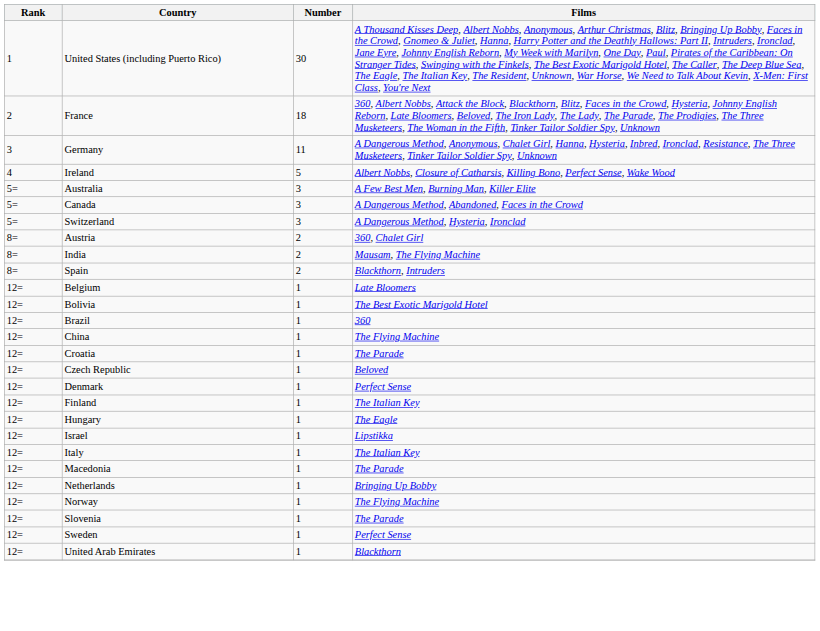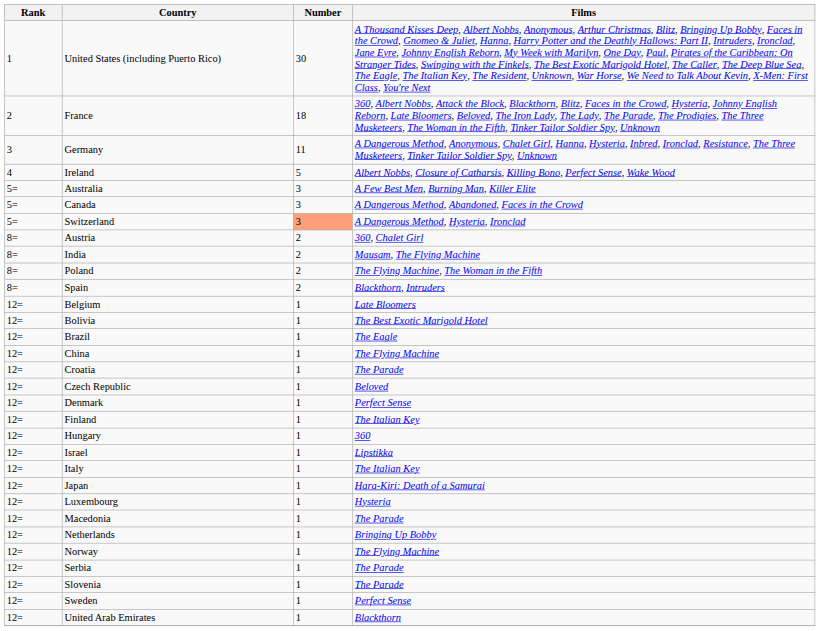(298, 221) no background -> (298, 221) lightsalmon background
+ row: (79, 271)
(363, 320) 360 -> (376, 337) The Eagle
(376, 419) The Eagle -> (363, 436) 360
+ row: (76, 485)
+ row: (91, 502)
+ row: (78, 568)
